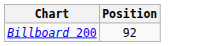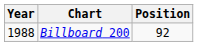+ column: (21, 14)
